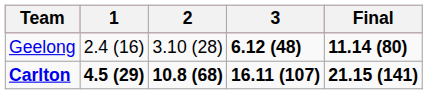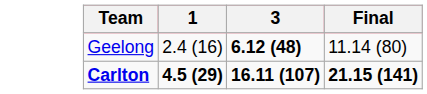- column: (188, 19)
(368, 46) bold -> (368, 46) normal
